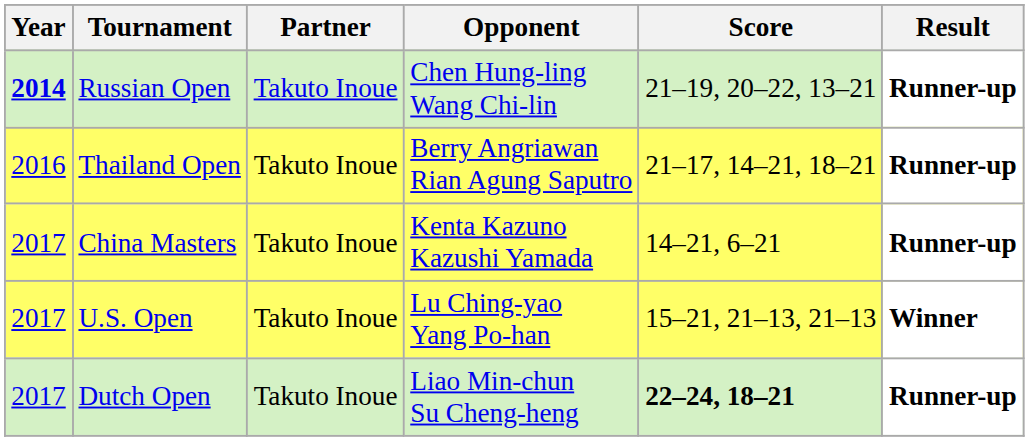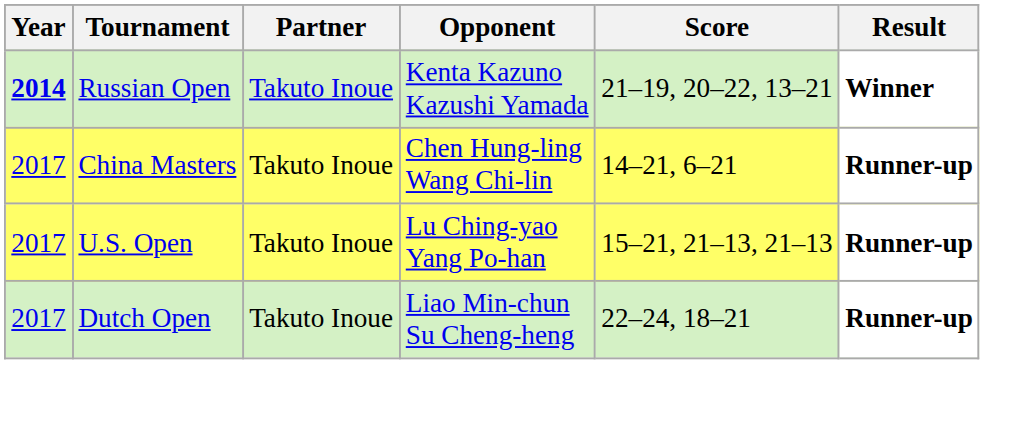(498, 88) Chen Hung-ling Wang Chi-lin -> (497, 88) Kenta Kazuno Kazushi Yamada
(953, 88) Runner-up -> (890, 88) Winner
- row: (160, 165)
(502, 242) Kenta Kazuno Kazushi Yamada -> (494, 165) Chen Hung-ling Wang Chi-lin
(933, 319) Winner -> (909, 242) Runner-up
(720, 396) bold -> (676, 319) normal
